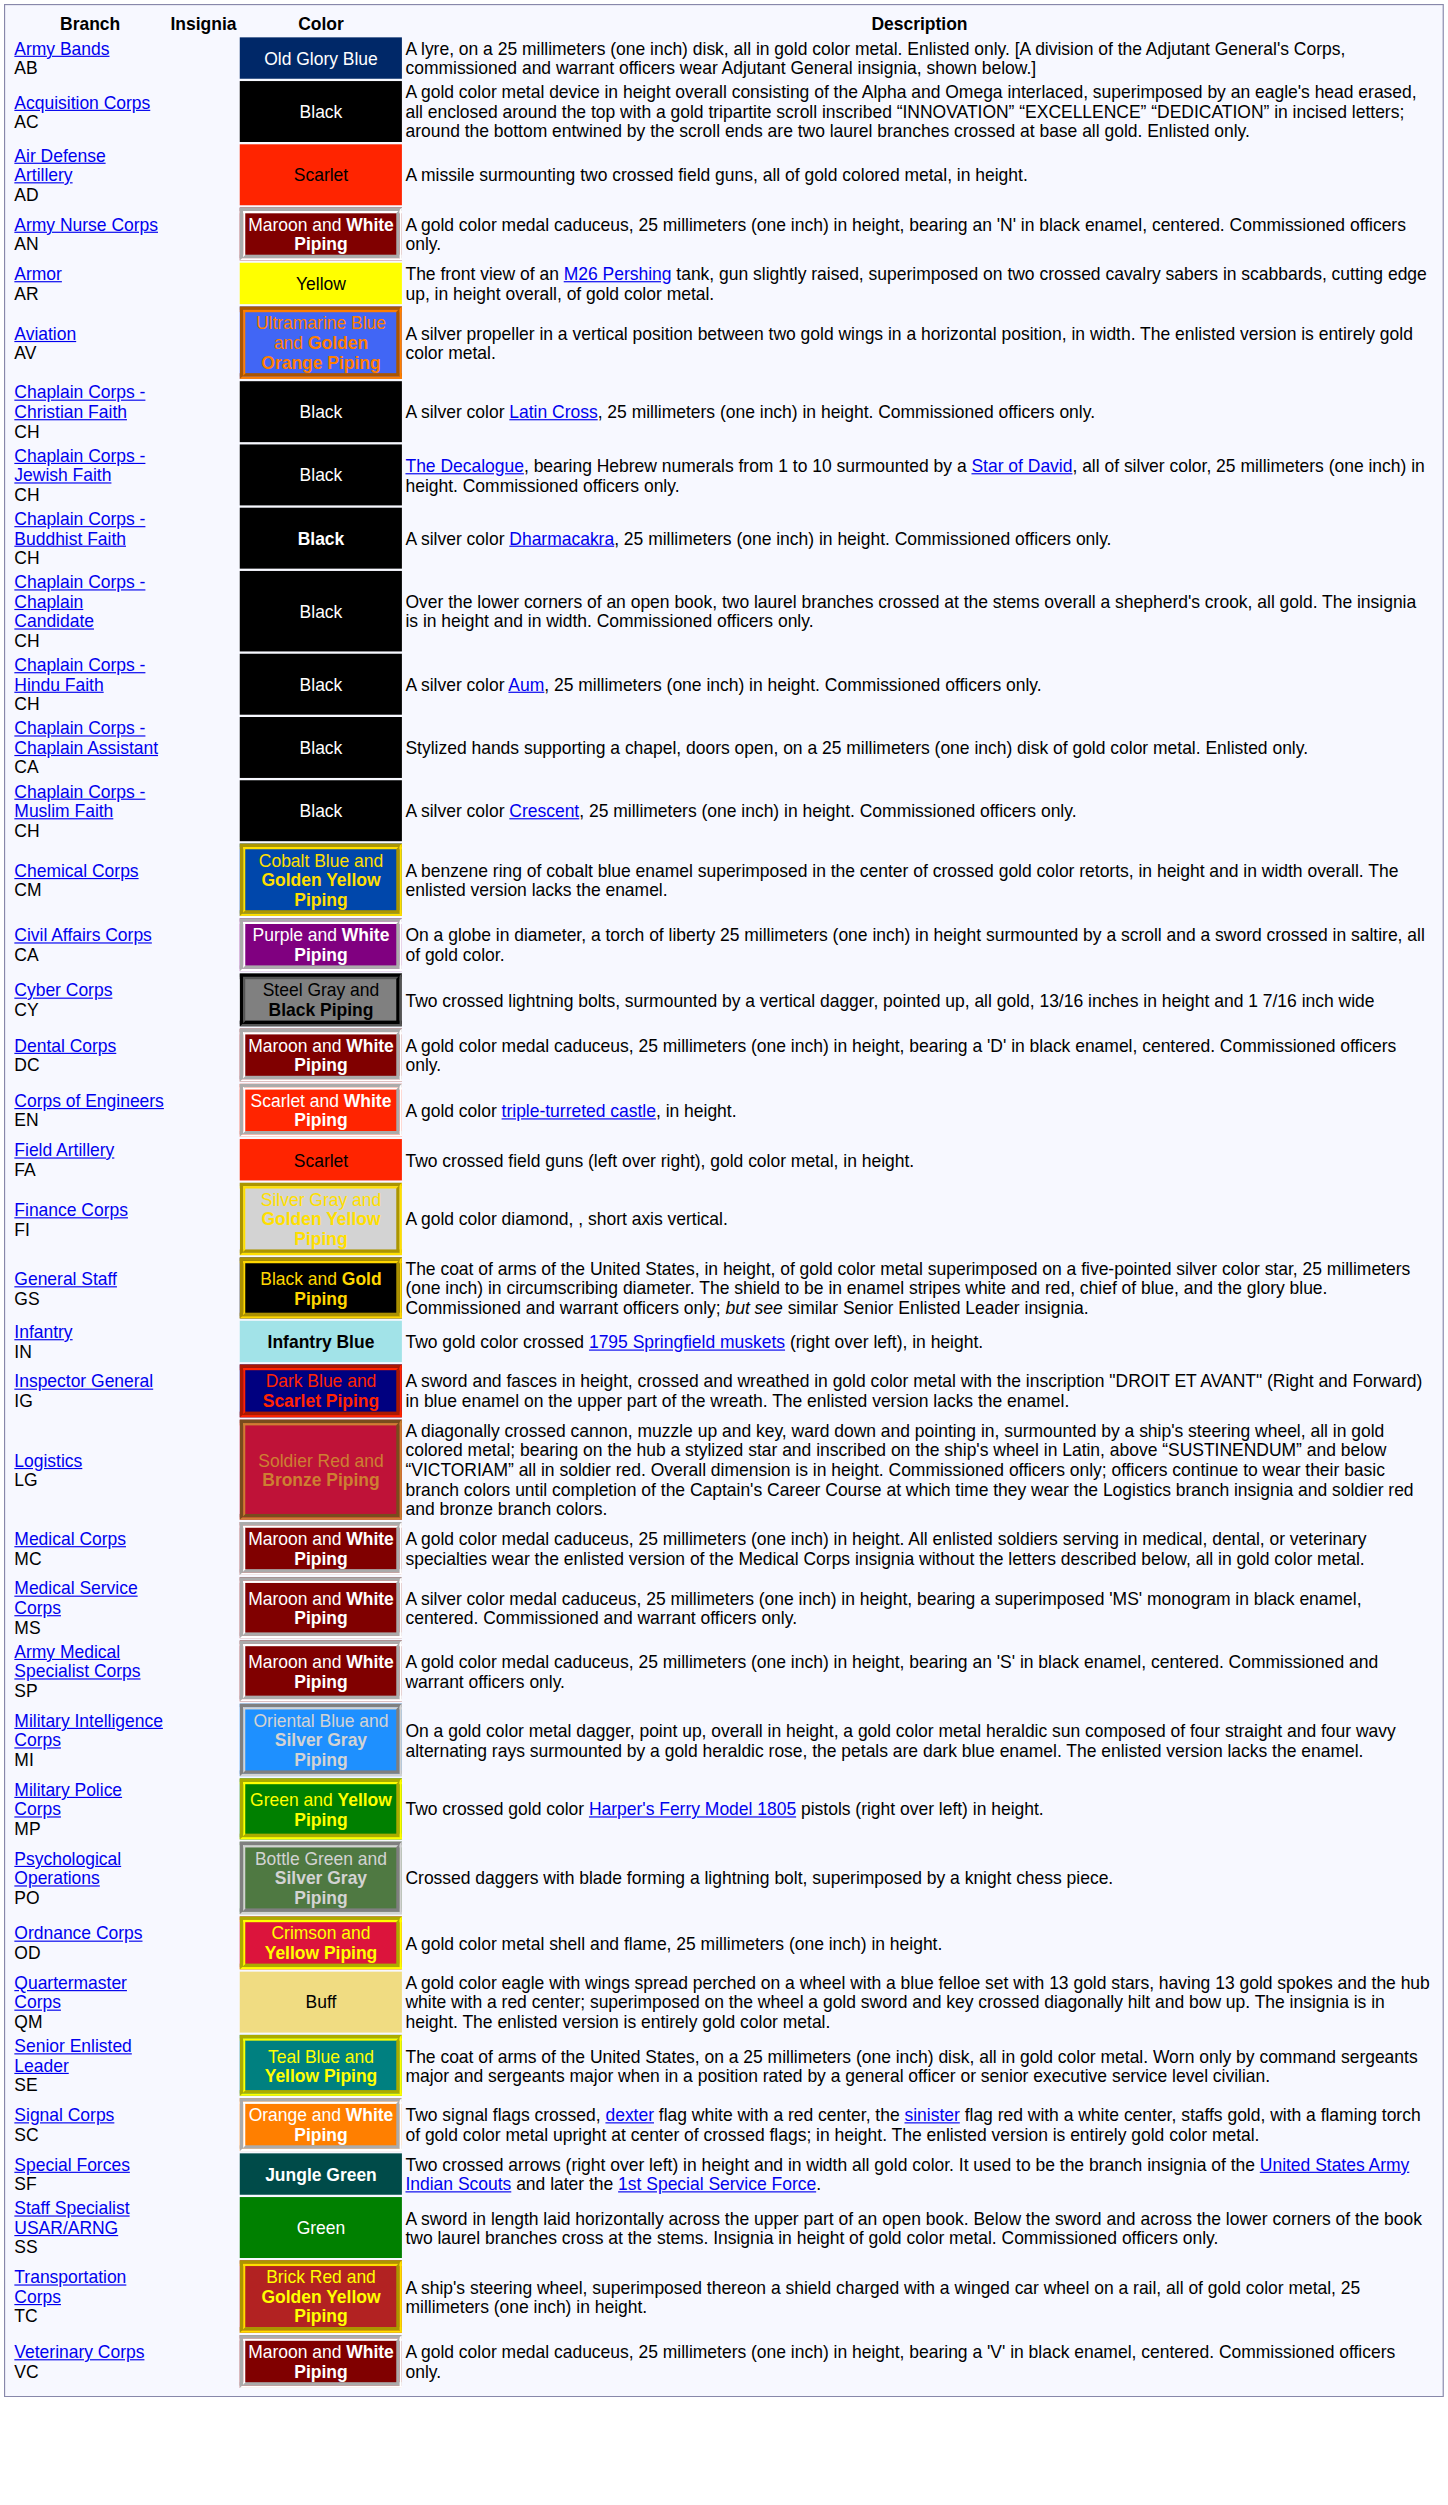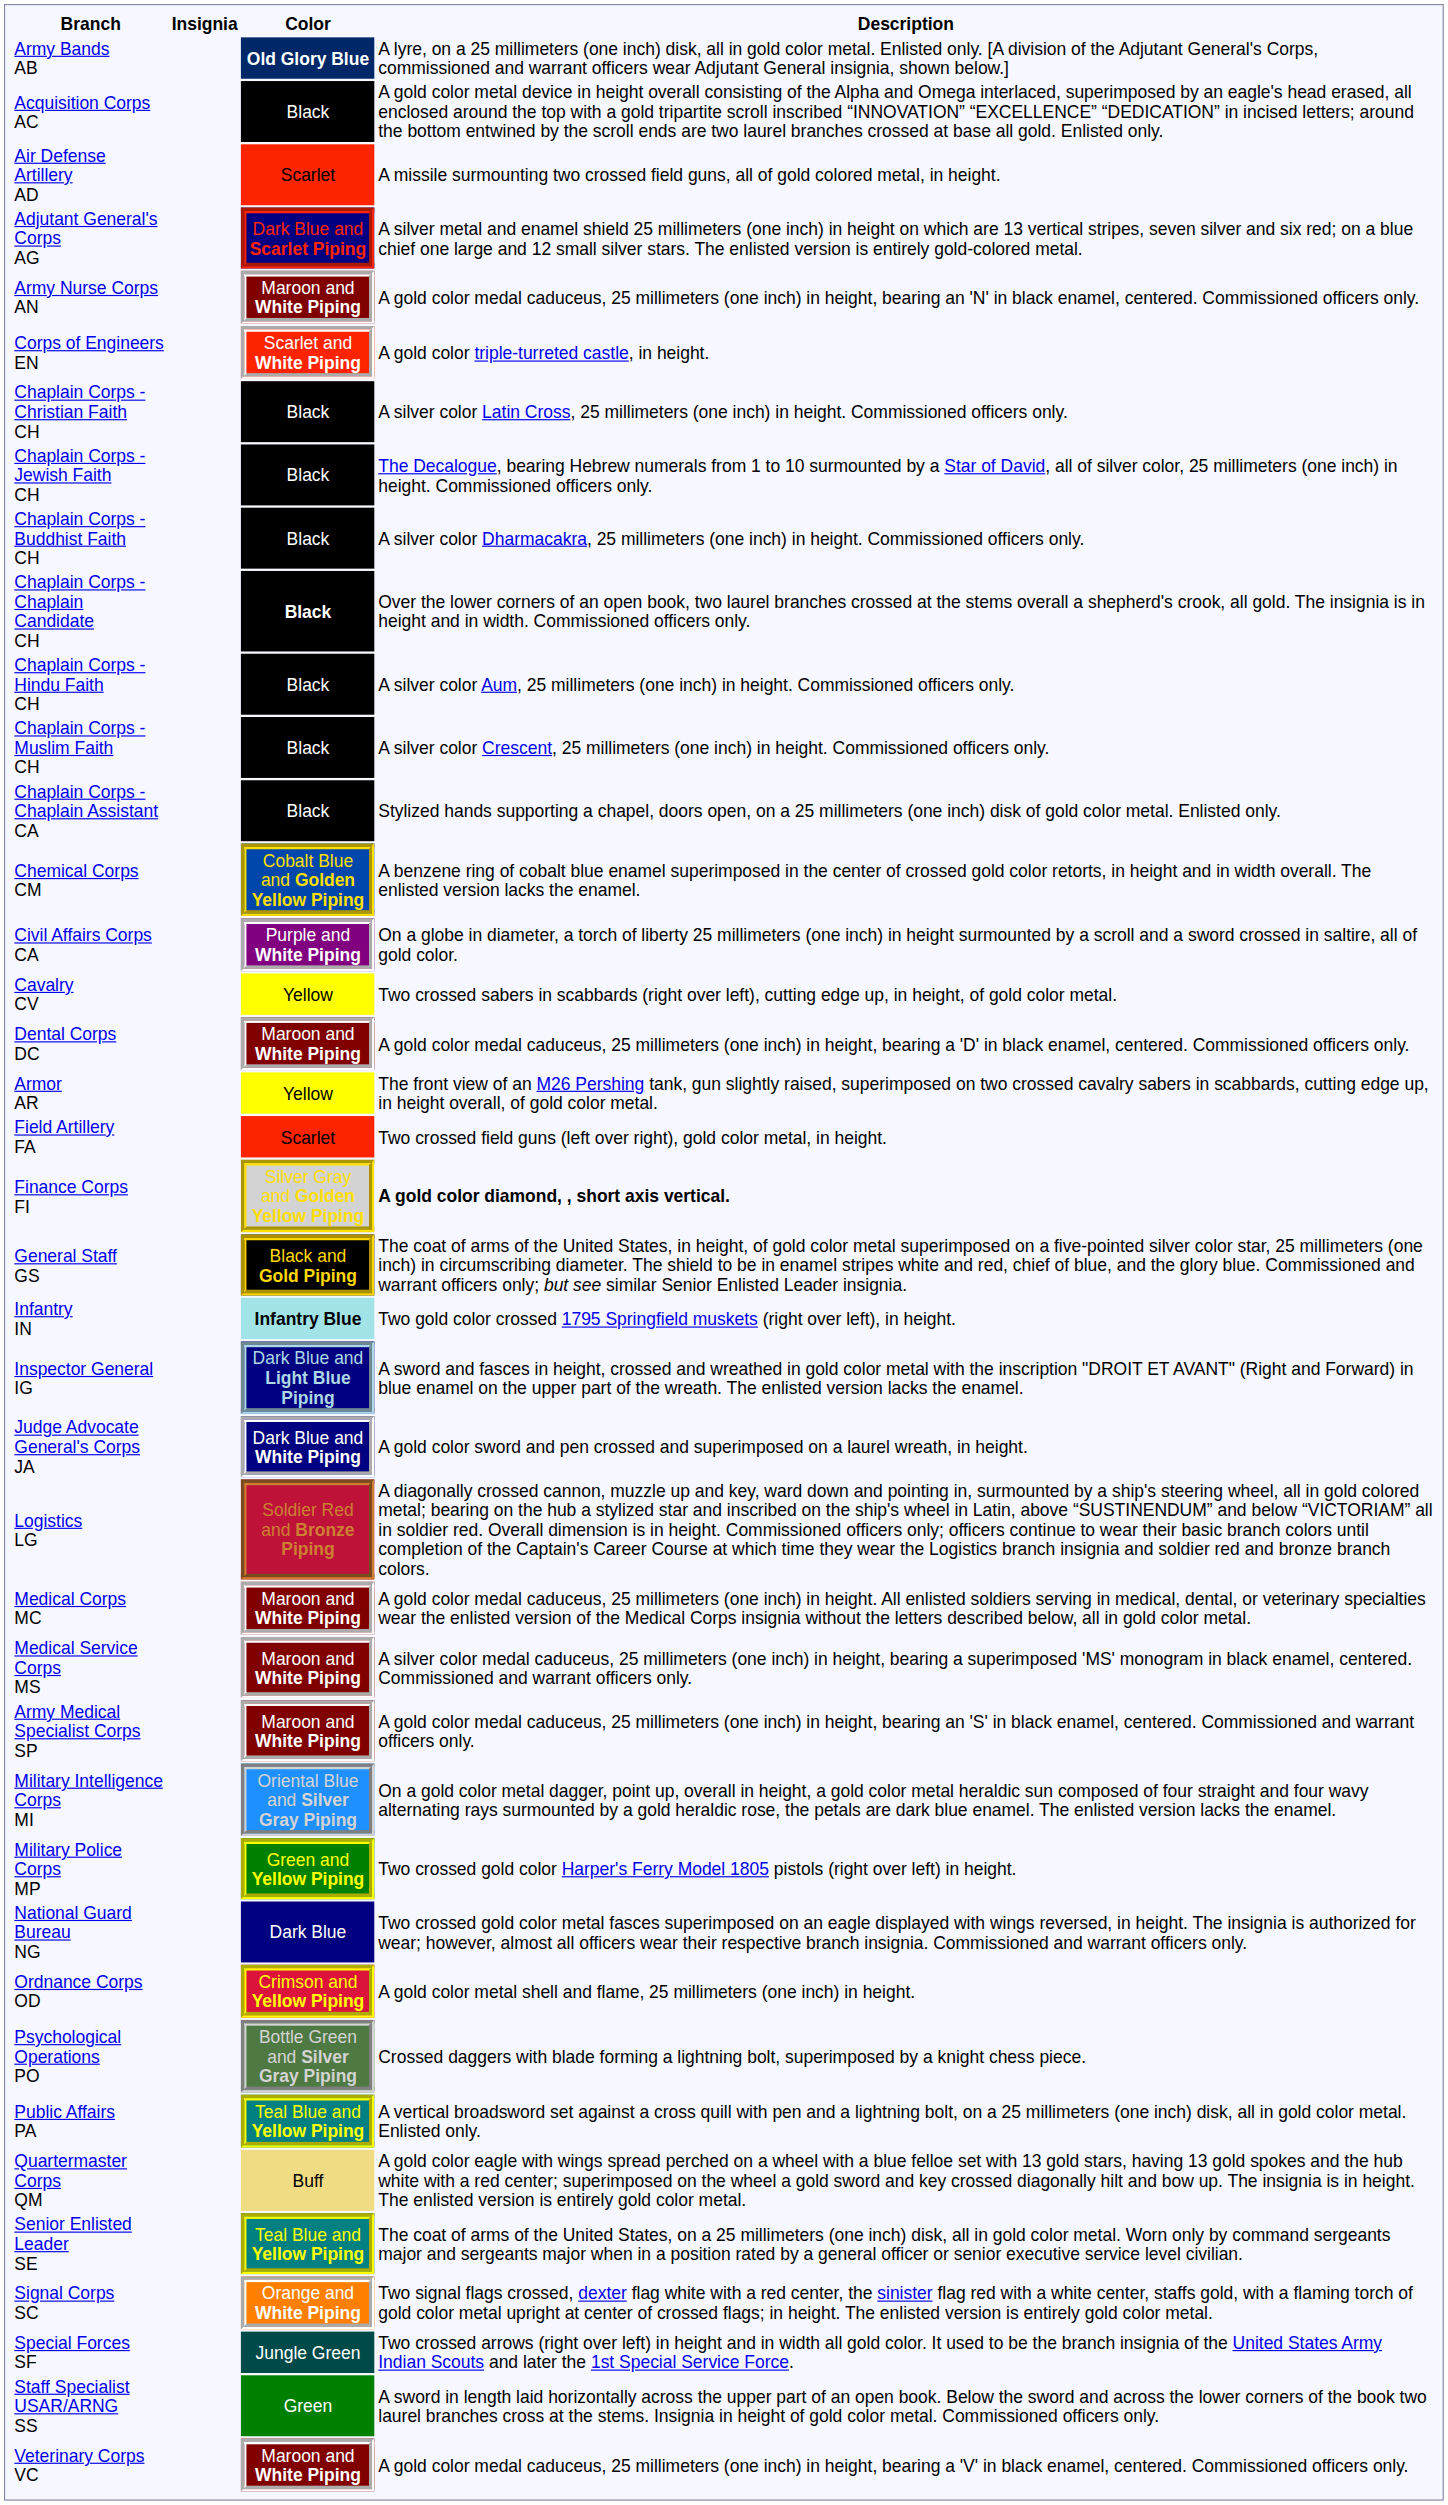(321, 58) normal -> (308, 58) bold
+ row: (86, 238)
rows swapped: (38, 283) <-> (89, 1110)
- row: (45, 343)
(321, 538) bold -> (308, 538) normal
(321, 611) normal -> (308, 611) bold
rows swapped: (80, 811) <-> (86, 747)
+ row: (44, 994)
- row: (63, 1000)
(567, 1219) normal -> (554, 1196) bold
(321, 1391) Dark Blue and Scarlet Piping -> (308, 1378) Dark Blue and Light Blue Piping
+ row: (77, 1447)
+ row: (73, 1932)
rows swapped: (78, 1943) <-> (68, 1878)
+ row: (65, 2121)
(321, 2174) bold -> (308, 2352) normal
- row: (70, 2297)
